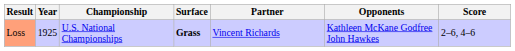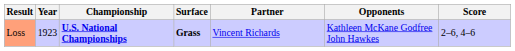(47, 33) 1925 -> (47, 33) 1923
(92, 33) normal -> (94, 33) bold
